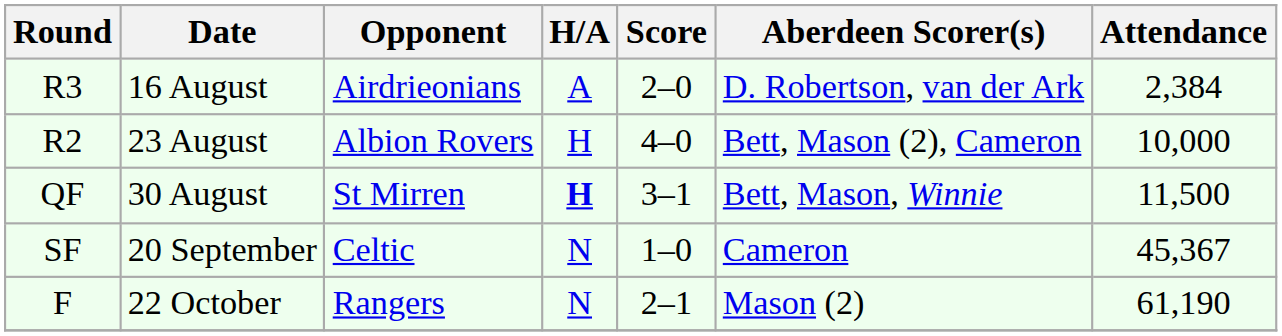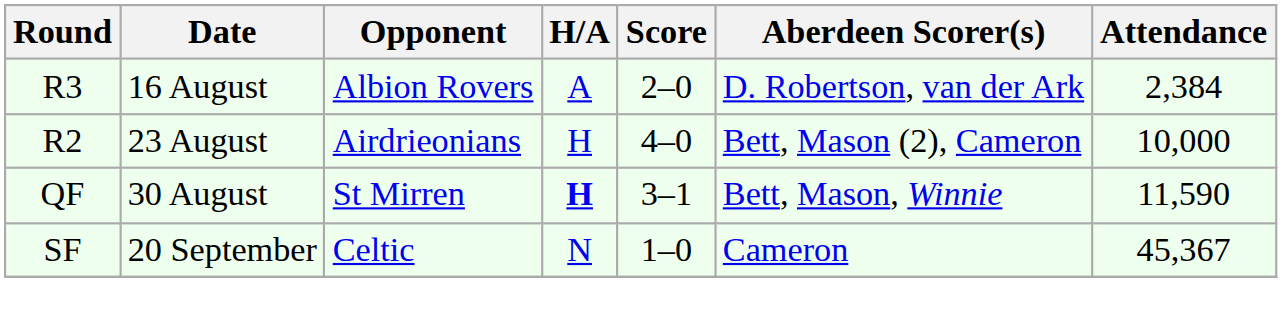(427, 85) Airdrieonians -> (433, 85) Albion Rovers
(433, 140) Albion Rovers -> (427, 140) Airdrieonians
(1184, 194) 11,500 -> (1184, 194) 11,590
- row: (204, 303)
